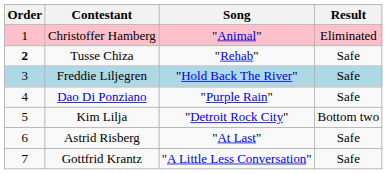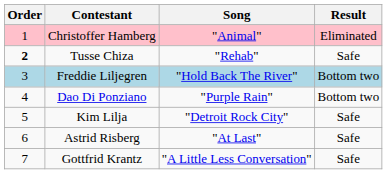(348, 76) Safe -> (348, 76) Bottom two
(348, 96) Safe -> (348, 96) Bottom two
(348, 117) Bottom two -> (348, 117) Safe
